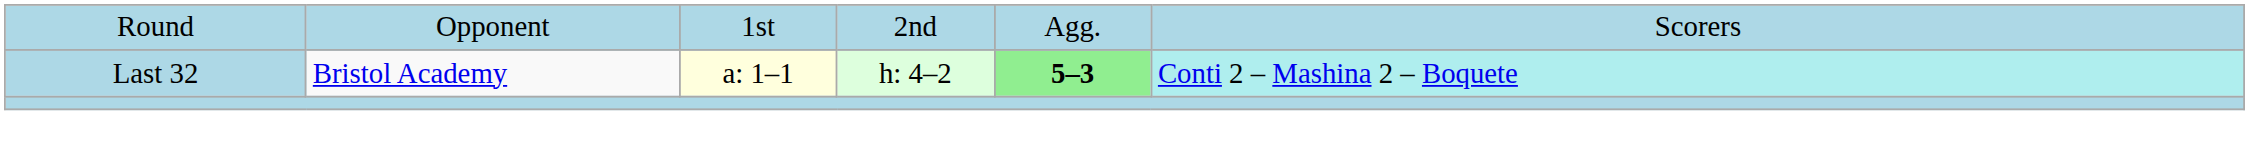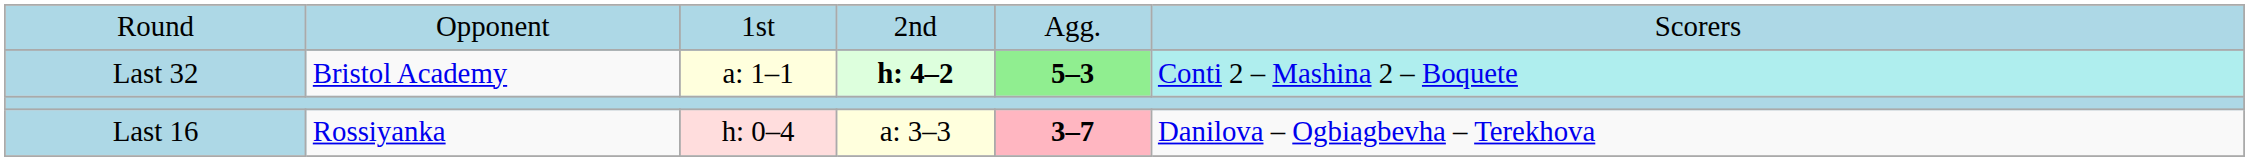(915, 73) normal -> (915, 73) bold
+ row: (156, 131)
